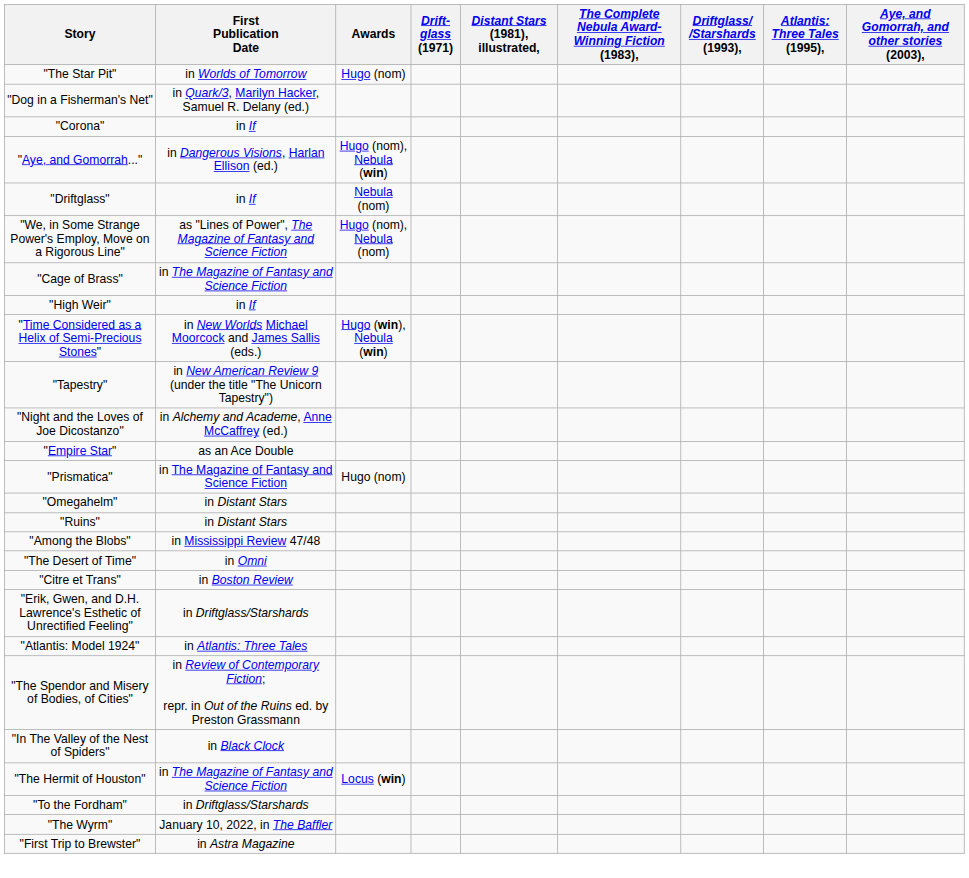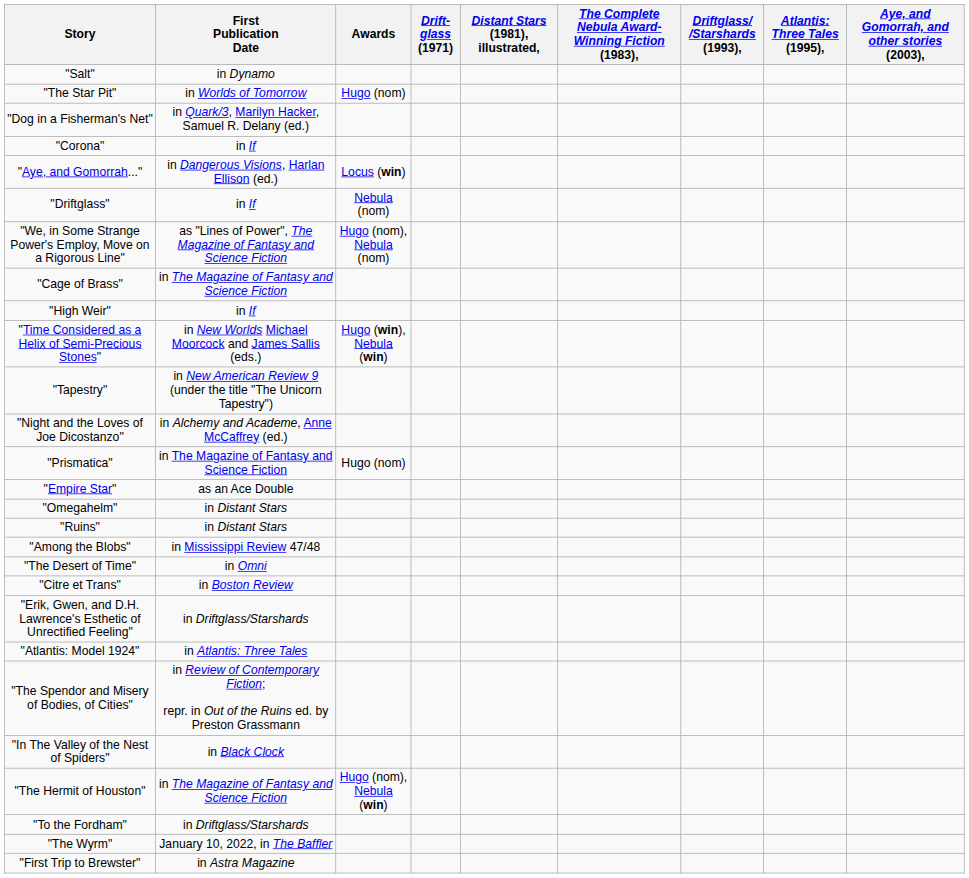+ row: (80, 74)
(373, 159) Hugo (nom), Nebula (win) -> (373, 172) Locus (win)
rows swapped: (80, 476) <-> (80, 450)
(373, 779) Locus (win) -> (373, 791) Hugo (nom), Nebula (win)
